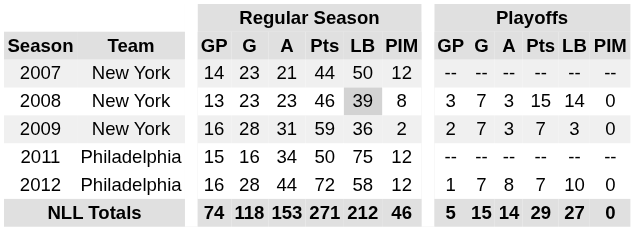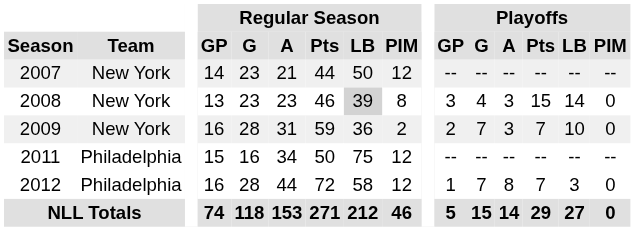(481, 101) 7 -> (481, 101) 4
(574, 129) 3 -> (574, 129) 10
(574, 184) 10 -> (574, 184) 3
